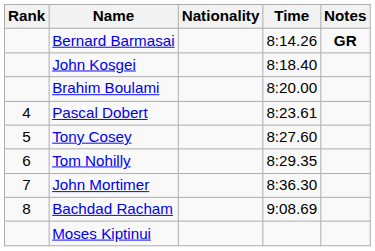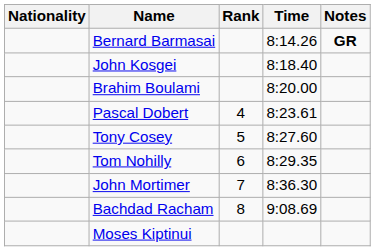columns swapped: (27, 16) <-> (221, 16)
